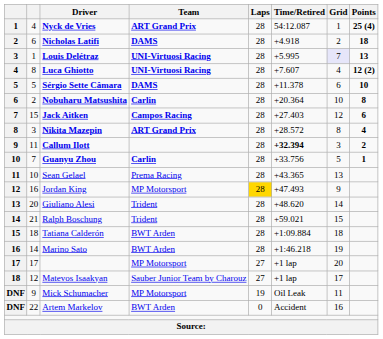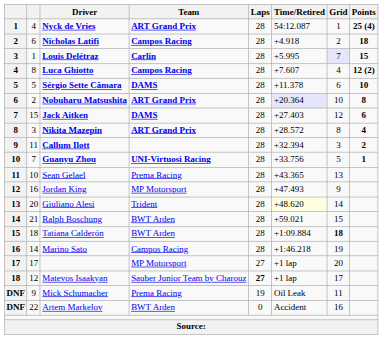(144, 41) DAMS -> (161, 41) Campos Racing
(171, 55) UNI-Virtuosi Racing -> (144, 55) Carlin
(364, 55) 13 -> (364, 55) 15
(171, 70) UNI-Virtuosi Racing -> (161, 70) Campos Racing
(144, 100) Carlin -> (164, 100) ART Grand Prix
(289, 100) no background -> (289, 100) lavender background
(161, 115) Campos Racing -> (144, 115) DAMS
(289, 144) bold -> (289, 144) normal
(144, 159) Carlin -> (171, 159) UNI-Virtuosi Racing
(260, 189) gold background -> (260, 189) no background
(289, 204) no background -> (289, 204) lightyellow background
(144, 218) Trident -> (153, 218) BWT Arden
(338, 233) normal -> (338, 233) bold
(153, 248) BWT Arden -> (160, 248) Campos Racing
(260, 278) normal -> (260, 278) bold
(159, 292) MP Motorsport -> (156, 292) Prema Racing
